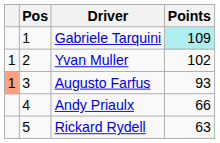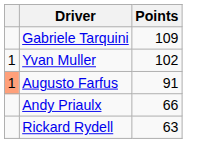- column: (35, 16)
(199, 38) paleturquoise background -> (167, 38) no background
(203, 83) 93 -> (171, 83) 91
